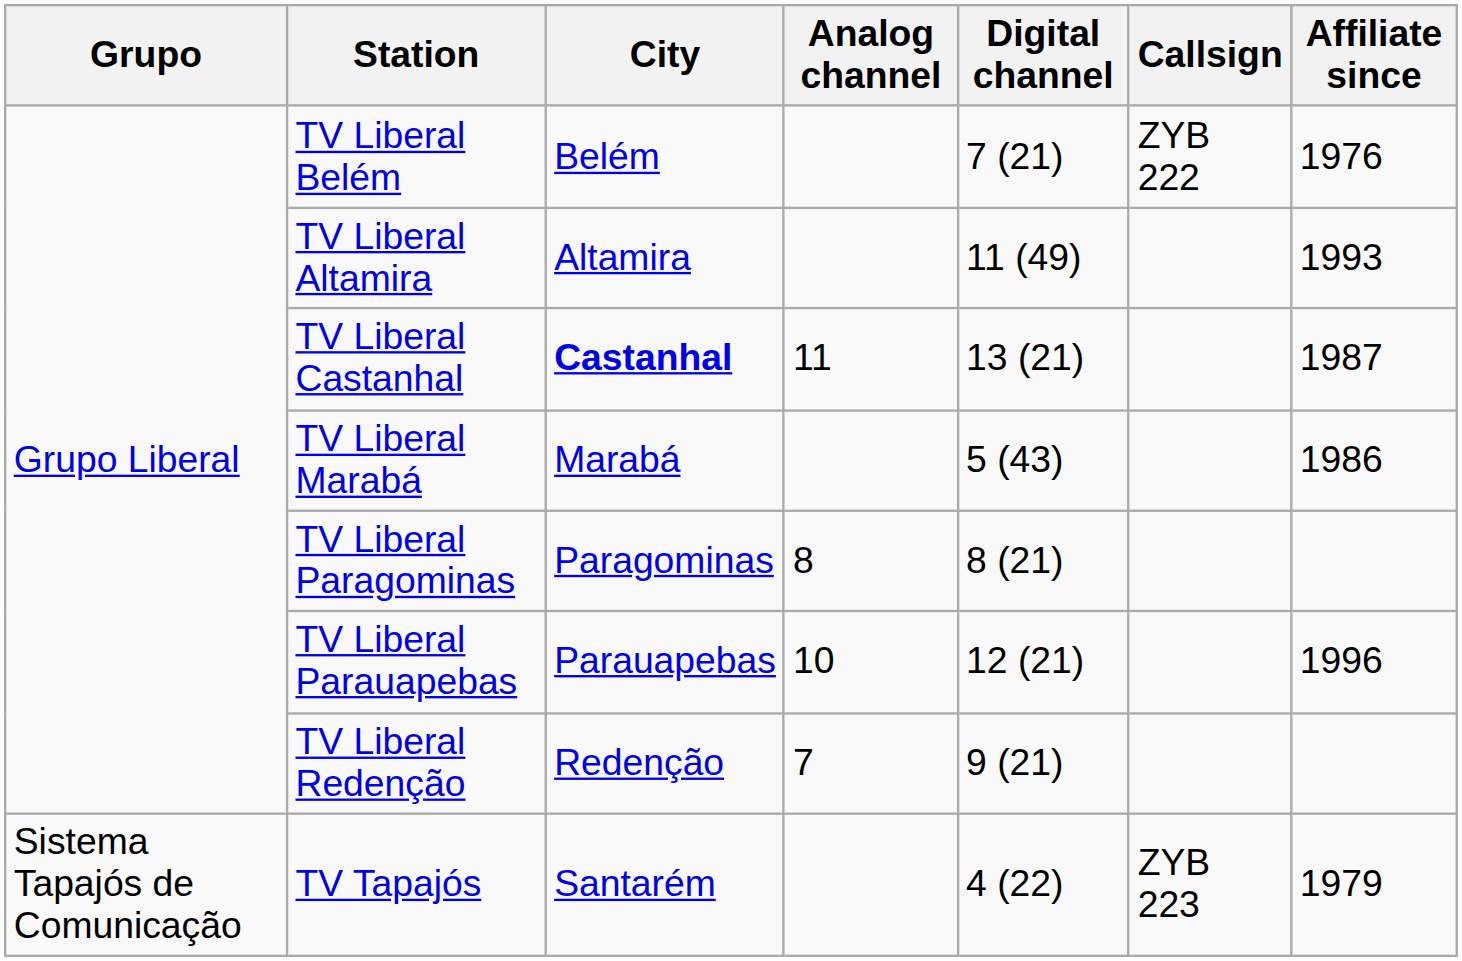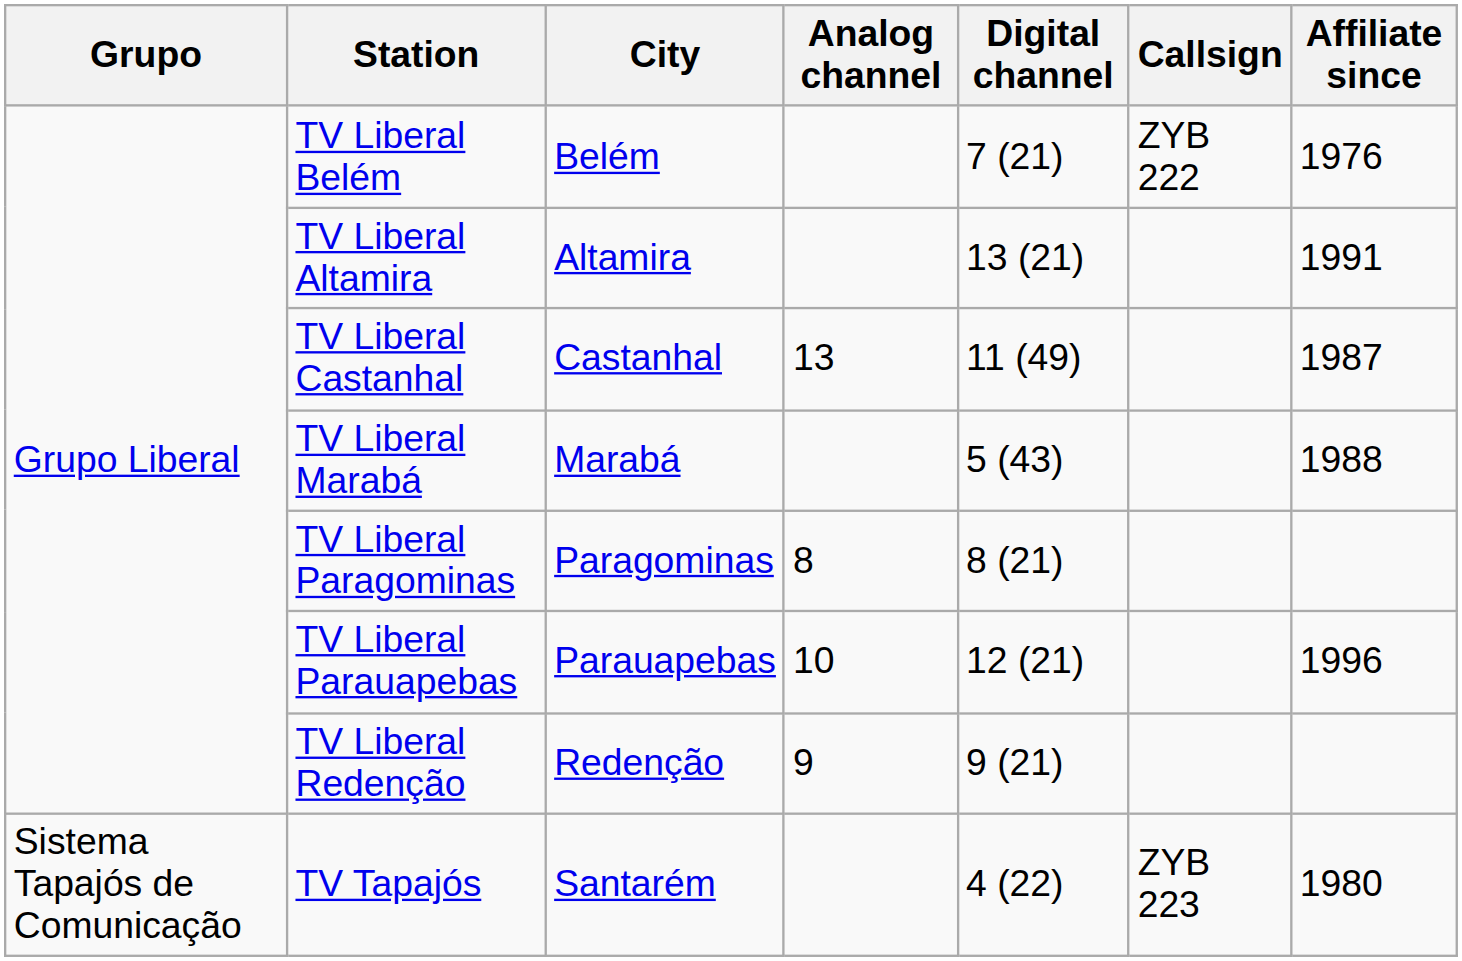(1024, 257) 11 (49) -> (1025, 257) 13 (21)
(1341, 257) 1993 -> (1341, 257) 1991
(643, 358) bold -> (638, 358) normal
(812, 358) 11 -> (814, 358) 13
(1025, 358) 13 (21) -> (1024, 358) 11 (49)
(1341, 459) 1986 -> (1341, 459) 1988
(803, 762) 7 -> (803, 762) 9
(1341, 884) 1979 -> (1341, 884) 1980
